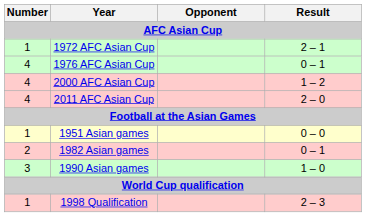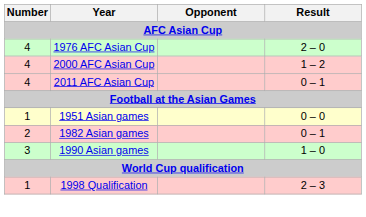- row: (104, 47)
(313, 64) 0 – 1 -> (313, 47) 2 – 0
(313, 99) 2 – 0 -> (313, 82) 0 – 1
